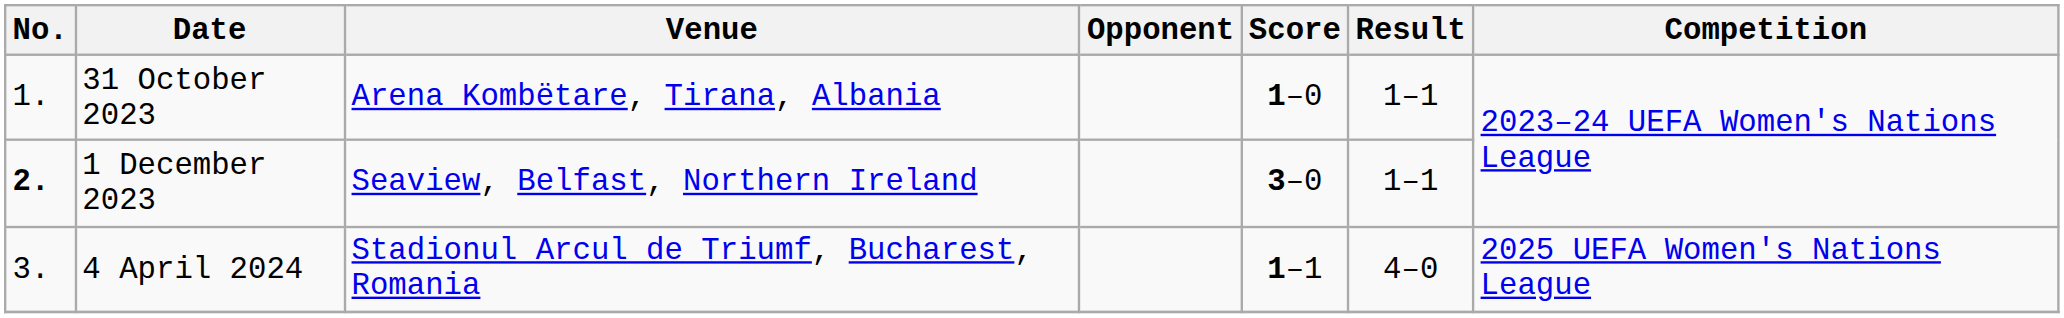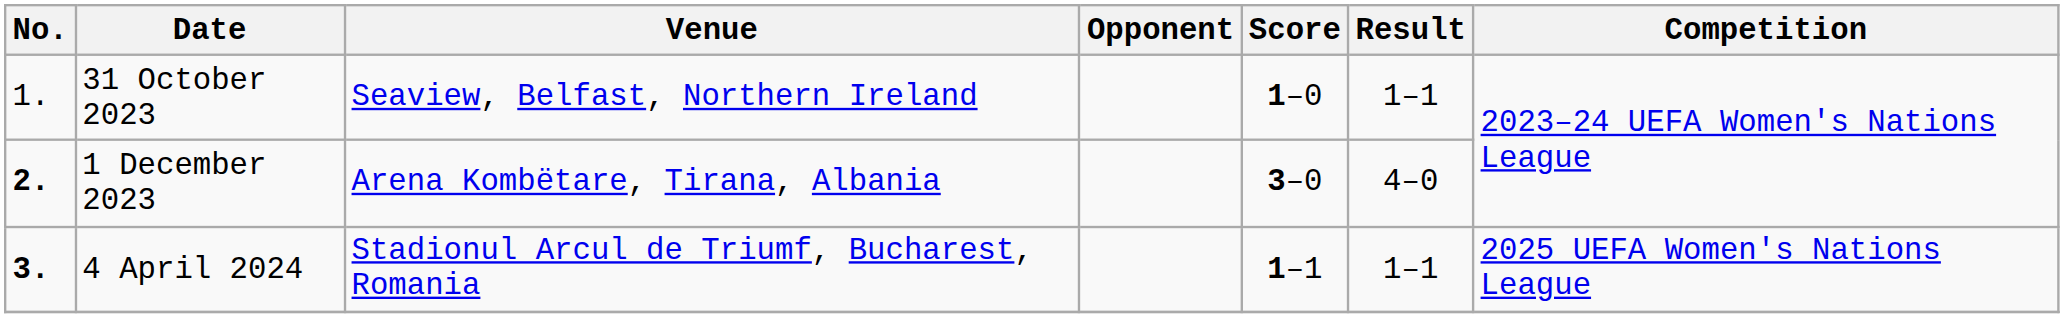(646, 98) Arena Kombëtare, Tirana, Albania -> (665, 98) Seaview, Belfast, Northern Ireland
(665, 183) Seaview, Belfast, Northern Ireland -> (646, 183) Arena Kombëtare, Tirana, Albania
(1411, 183) 1–1 -> (1411, 183) 4–0
(31, 269) normal -> (31, 269) bold
(1411, 269) 4–0 -> (1411, 269) 1–1
